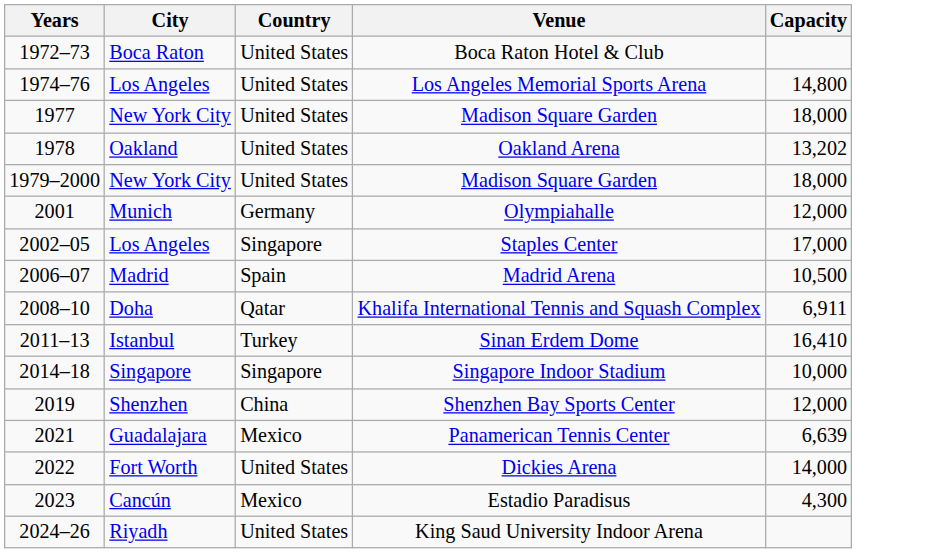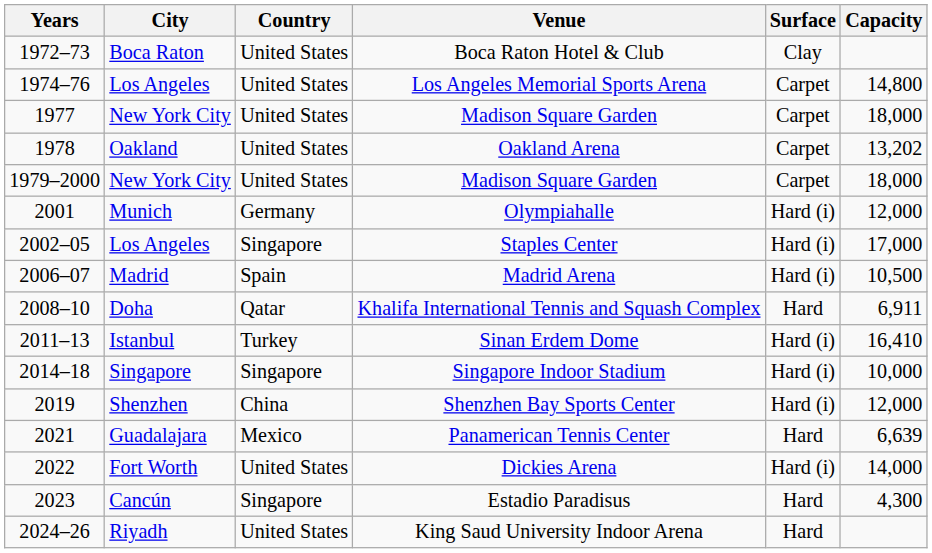+ column: (803, 20)
(271, 500) Mexico -> (281, 500) Singapore
